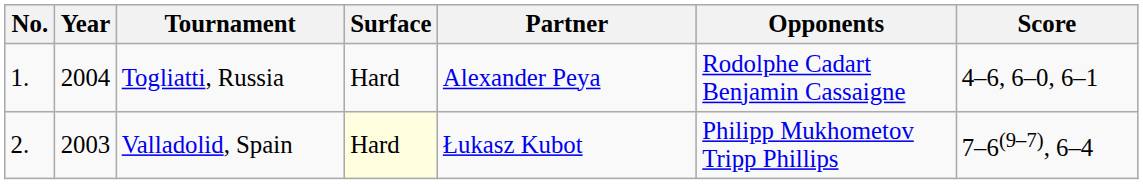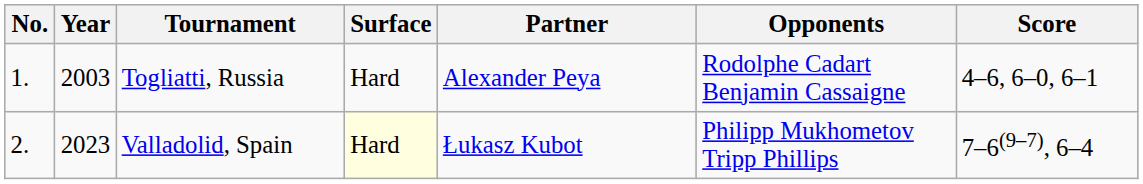(85, 77) 2004 -> (85, 77) 2003
(85, 144) 2003 -> (85, 144) 2023
